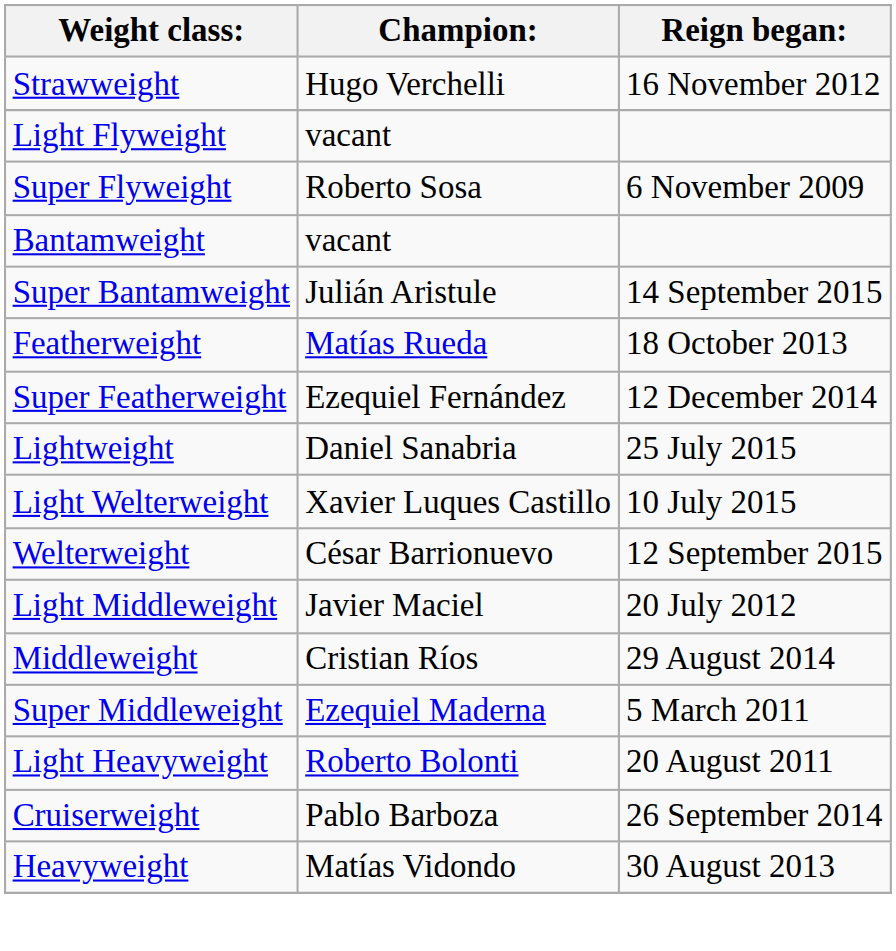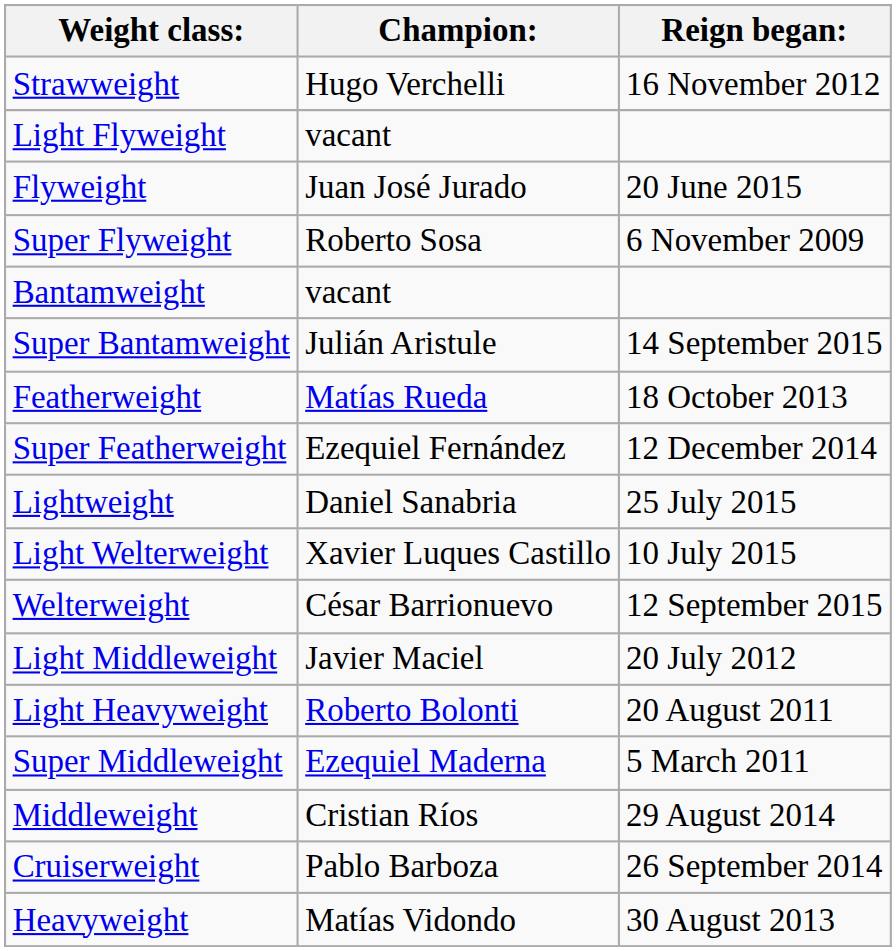+ row: (79, 187)
rows swapped: (105, 657) <-> (140, 762)
